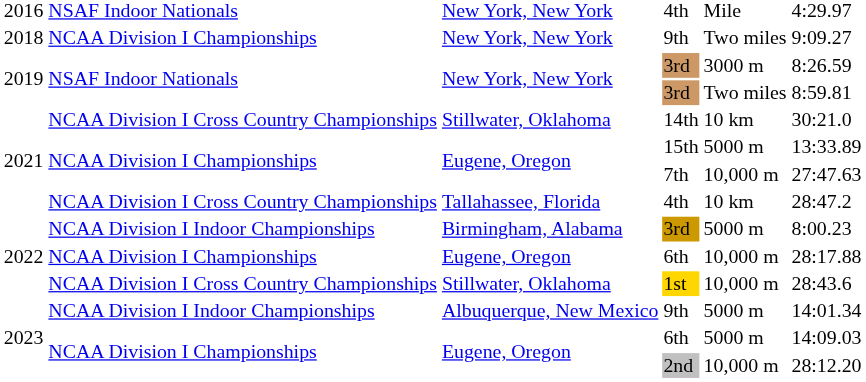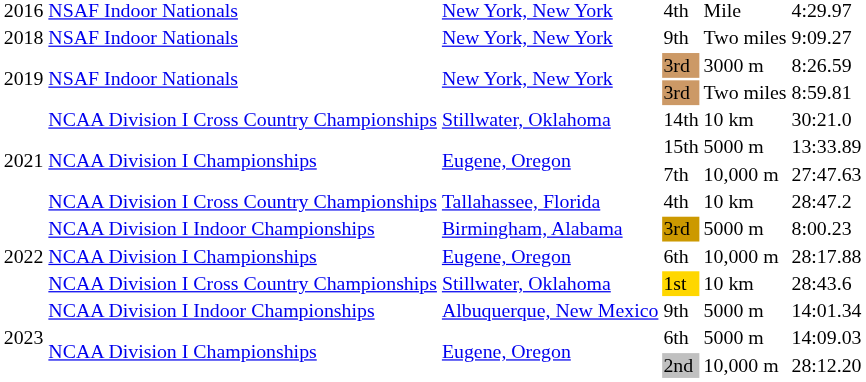(183, 38) NCAA Division I Championships -> (143, 38) NSAF Indoor Nationals
(741, 283) 10,000 m -> (729, 283) 10 km
